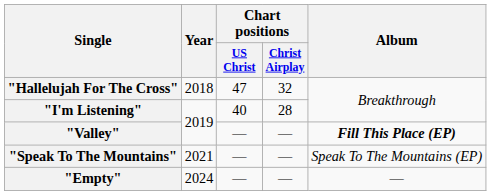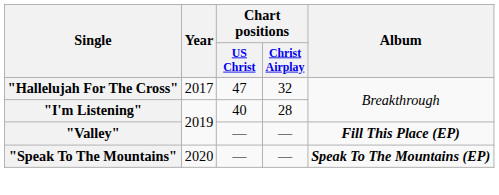(199, 88) 2018 -> (199, 88) 2017
(199, 156) 2021 -> (199, 156) 2020
(397, 156) normal -> (401, 156) bold
- row: (93, 178)
